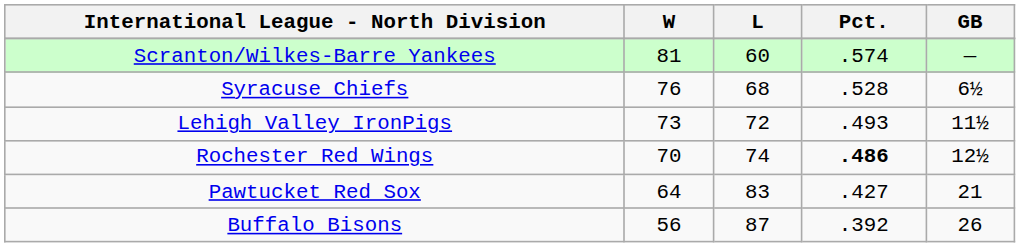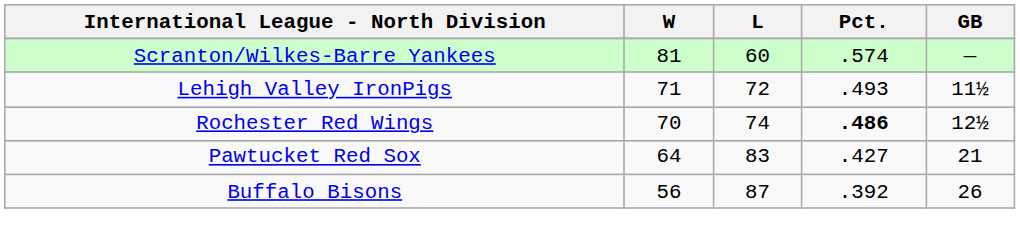- row: (315, 90)
(669, 123) 73 -> (669, 90) 71
